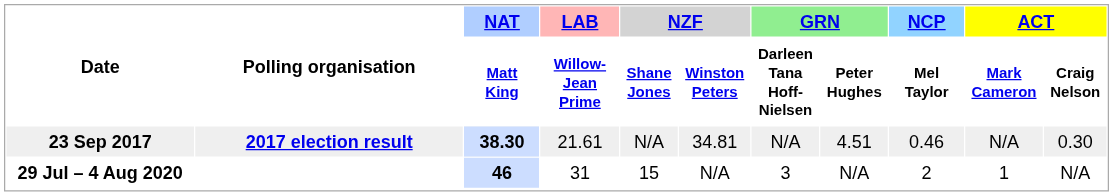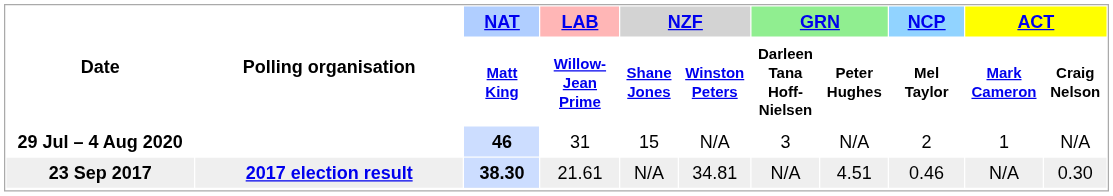rows swapped: (100, 173) <-> (100, 142)
